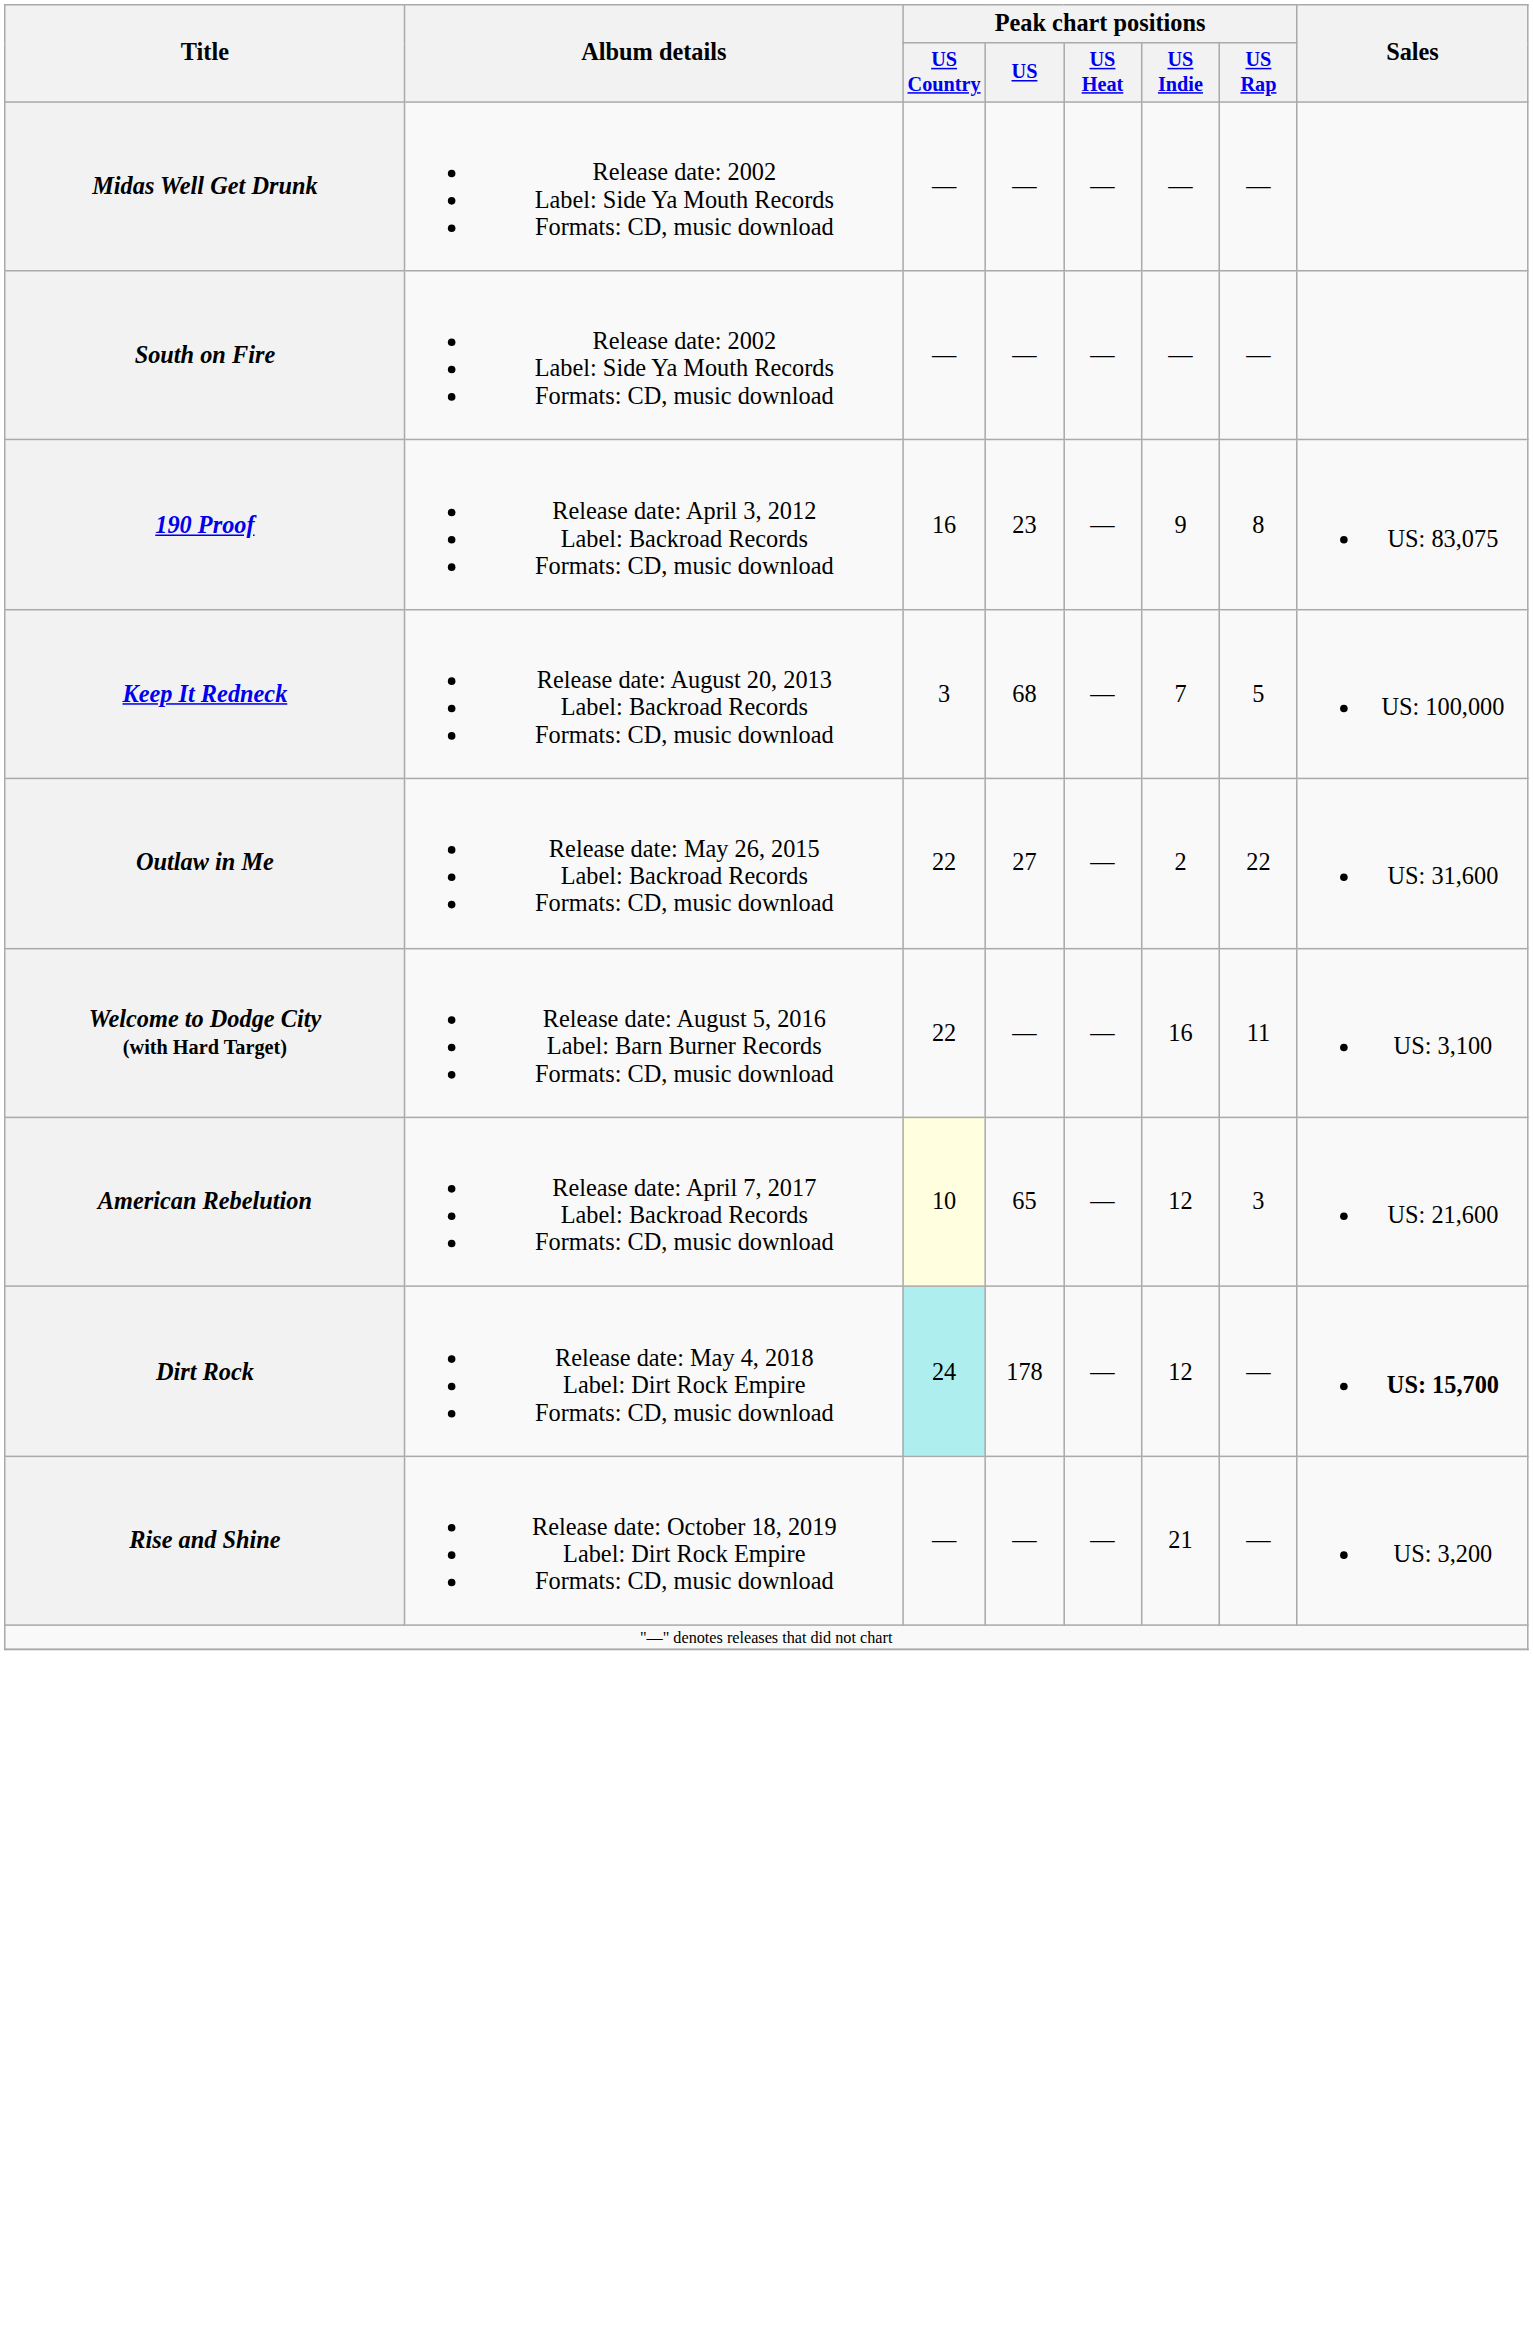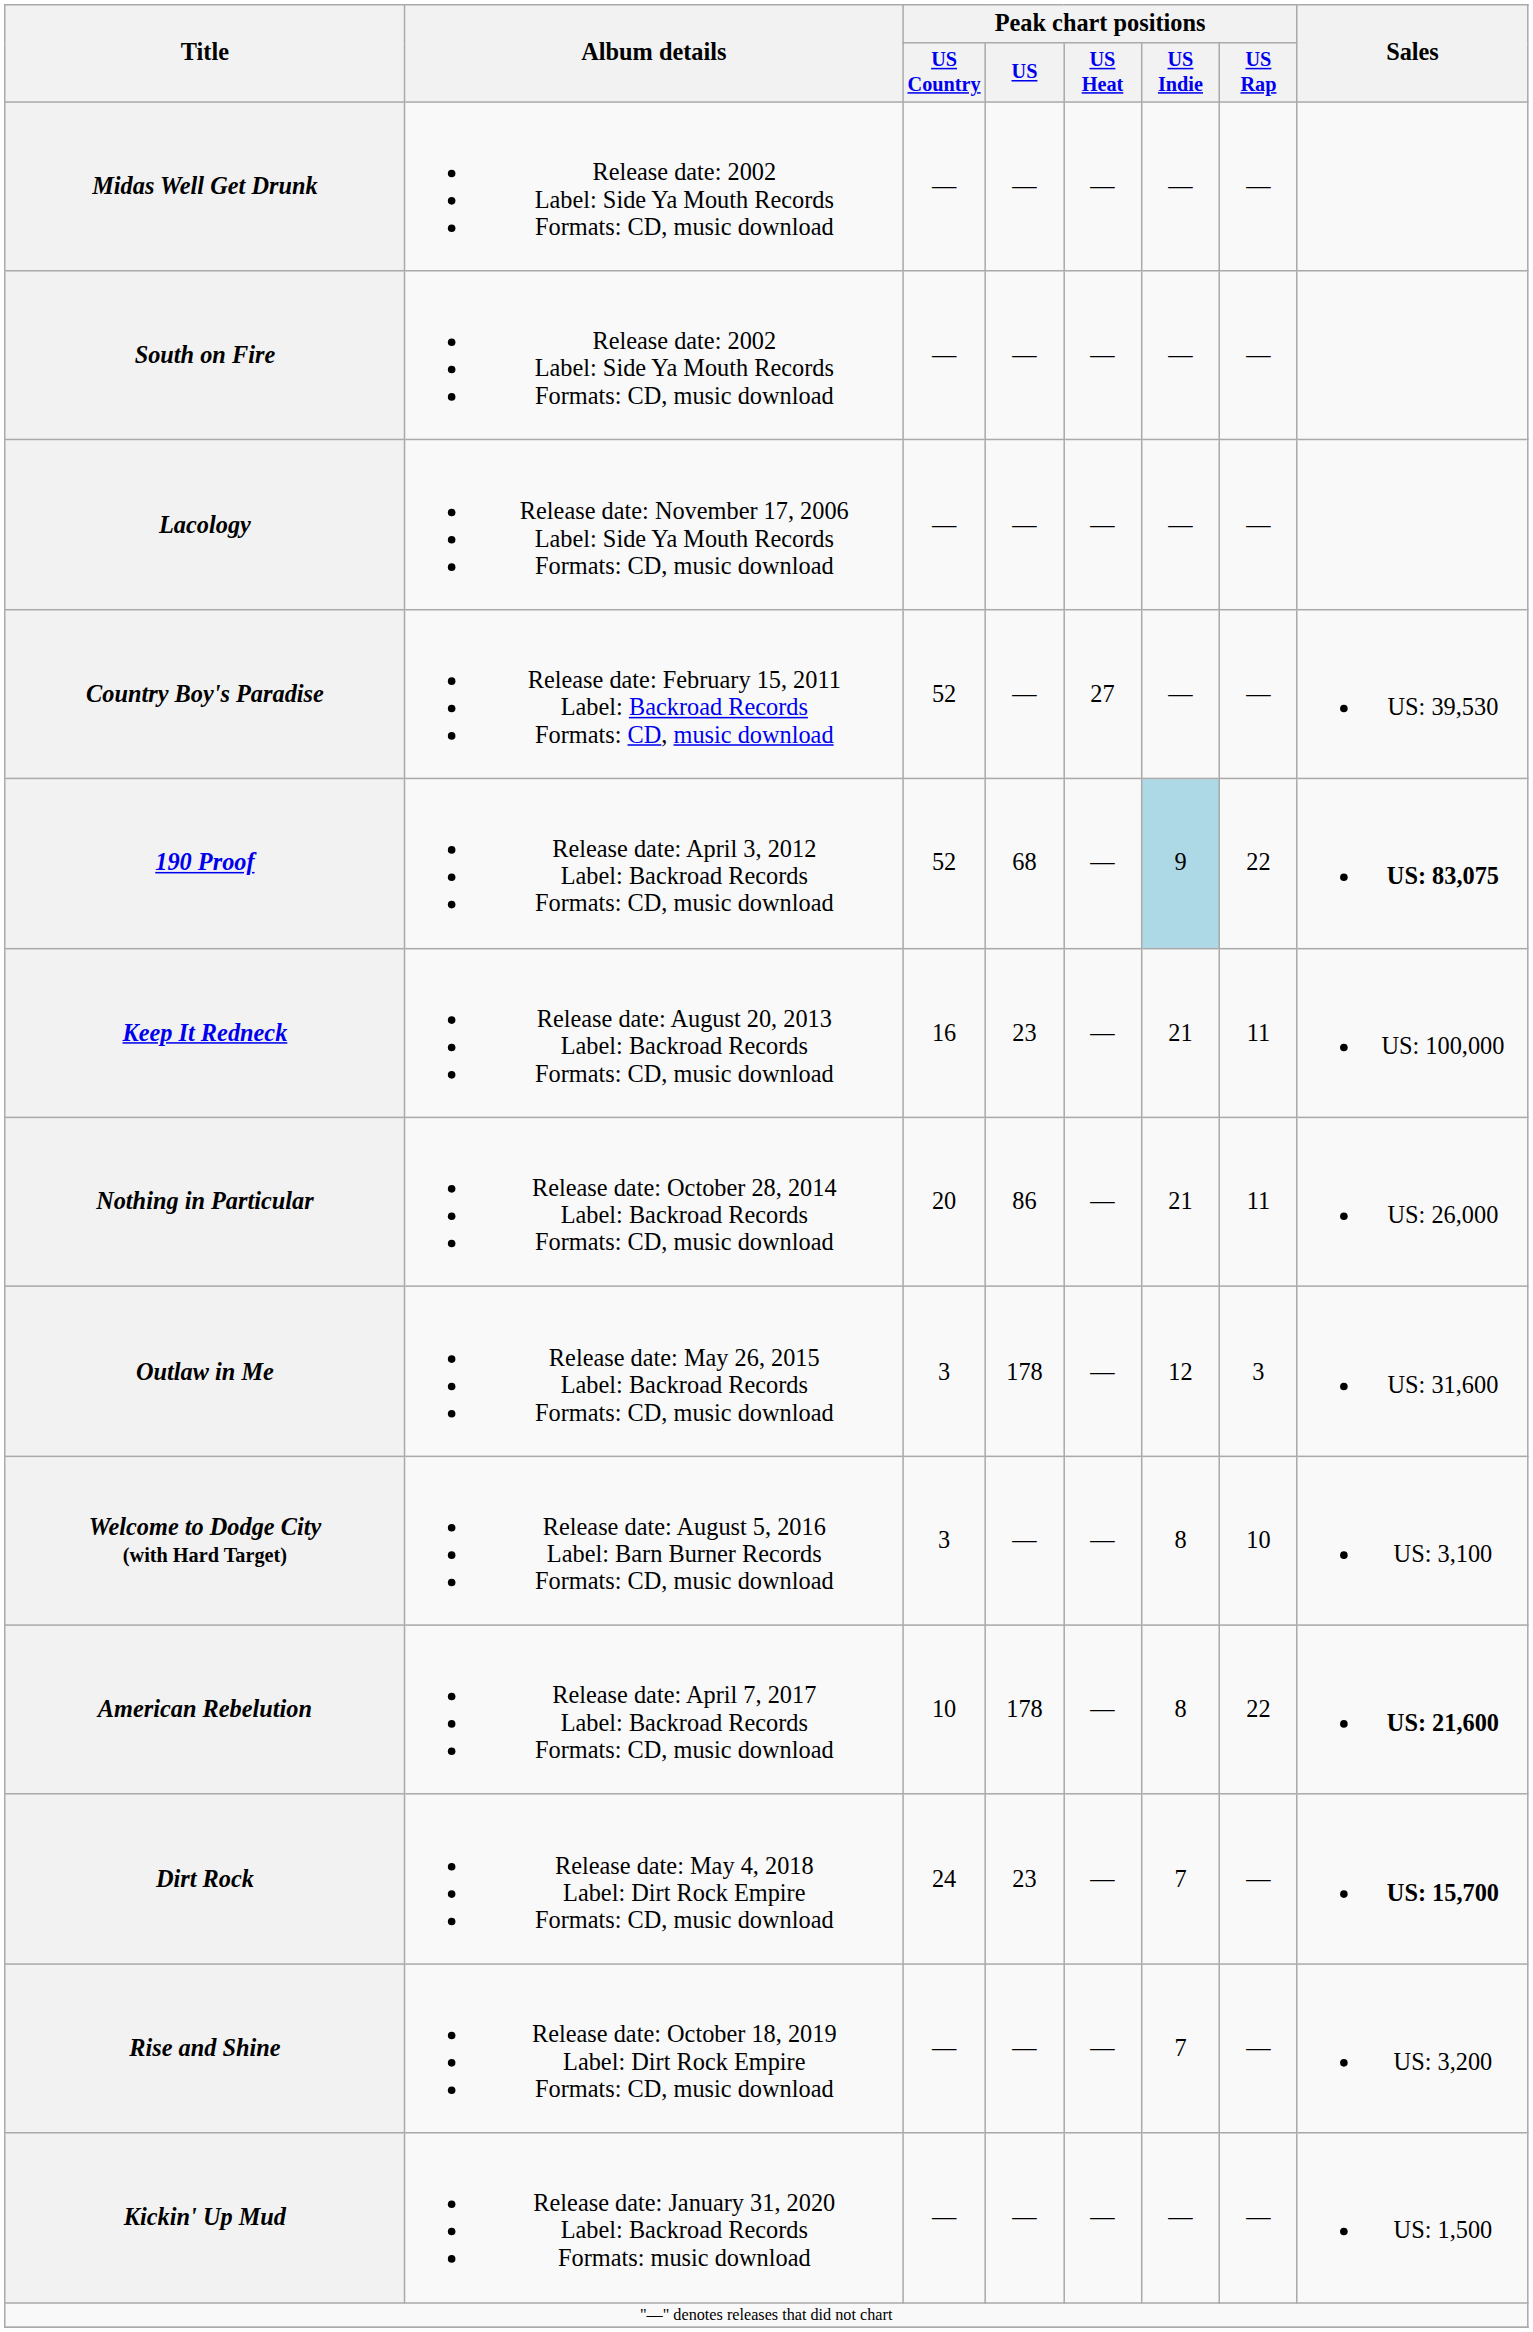+ row: (205, 524)
+ row: (205, 693)
(944, 524) 16 -> (944, 863) 52
(1024, 524) 23 -> (1024, 863) 68
(1180, 524) no background -> (1180, 863) lightblue background
(1258, 524) 8 -> (1258, 863) 22
(1412, 538) normal -> (1412, 877) bold
(944, 693) 3 -> (944, 1032) 16
(1024, 693) 68 -> (1024, 1032) 23
(1180, 693) 7 -> (1180, 1032) 21
(1258, 693) 5 -> (1258, 1032) 11
+ row: (205, 1201)
(944, 863) 22 -> (944, 1370) 3
(1024, 863) 27 -> (1024, 1370) 178
(1180, 863) 2 -> (1180, 1370) 12
(1258, 863) 22 -> (1258, 1370) 3
(944, 1032) 22 -> (944, 1540) 3
(1180, 1032) 16 -> (1180, 1540) 8
(1258, 1032) 11 -> (1258, 1540) 10
(944, 1201) lightyellow background -> (944, 1709) no background
(1024, 1201) 65 -> (1024, 1709) 178
(1180, 1201) 12 -> (1180, 1709) 8
(1258, 1201) 3 -> (1258, 1709) 22
(1412, 1216) normal -> (1412, 1723) bold
(944, 1370) paleturquoise background -> (944, 1878) no background
(1024, 1370) 178 -> (1024, 1878) 23
(1180, 1370) 12 -> (1180, 1878) 7
(1180, 1540) 21 -> (1180, 2048) 7
+ row: (205, 2217)
